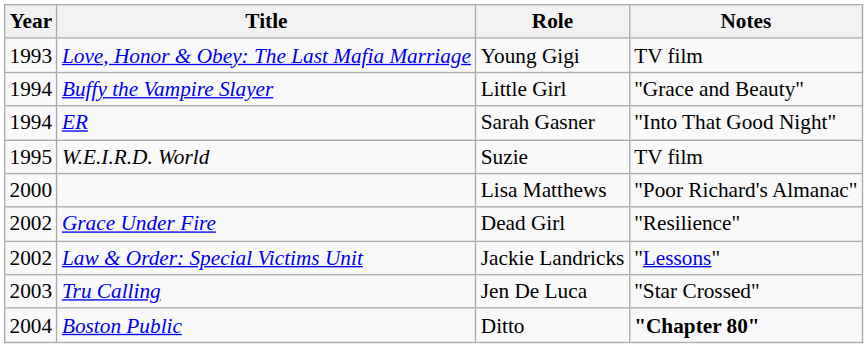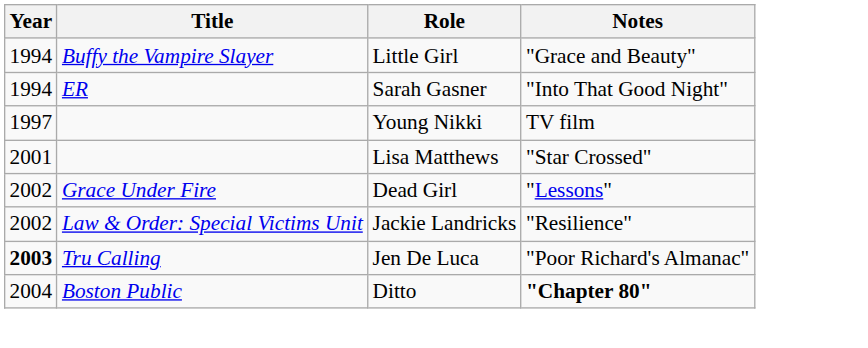- row: (530, 55)
- row: (504, 156)
+ row: (427, 122)
(31, 190) 2000 -> (31, 156) 2001
(746, 190) "Poor Richard's Almanac" -> (589, 156) "Star Crossed"
(687, 223) "Resilience" -> (569, 190) "Lessons"
(677, 257) "Lessons" -> (579, 223) "Resilience"
(31, 291) normal -> (31, 257) bold
(697, 291) "Star Crossed" -> (638, 257) "Poor Richard's Almanac"
